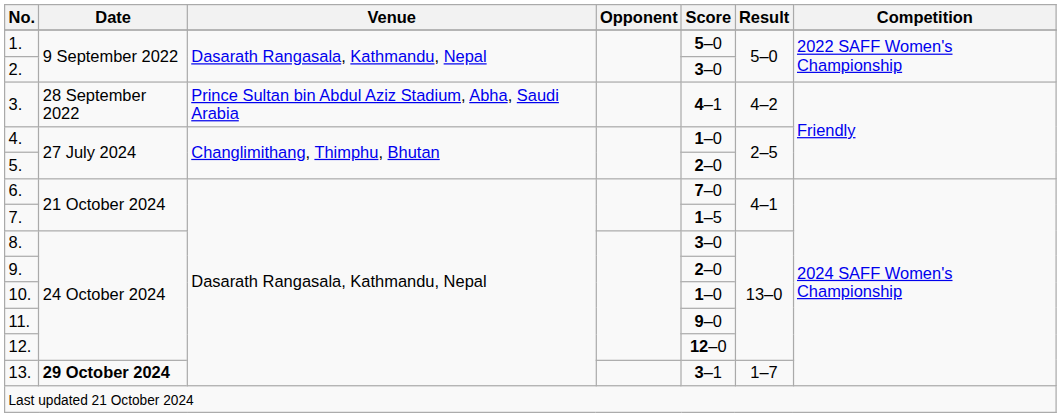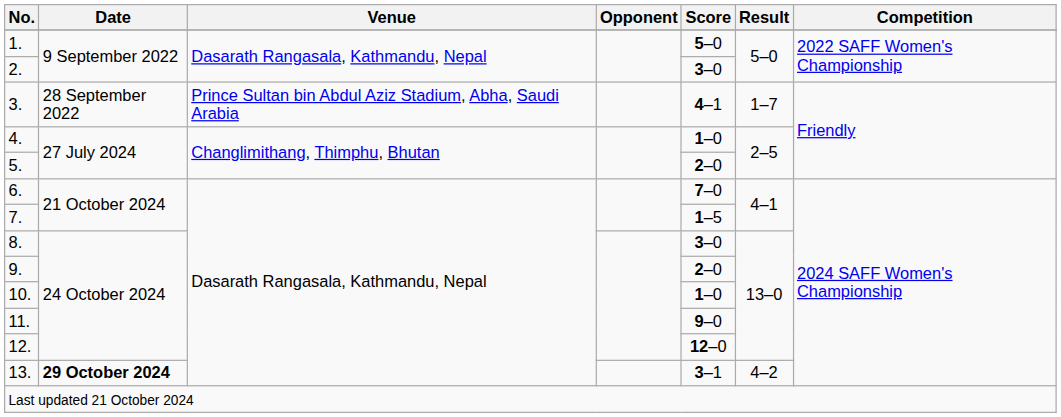(764, 104) 4–2 -> (764, 104) 1–7
(764, 373) 1–7 -> (764, 373) 4–2
